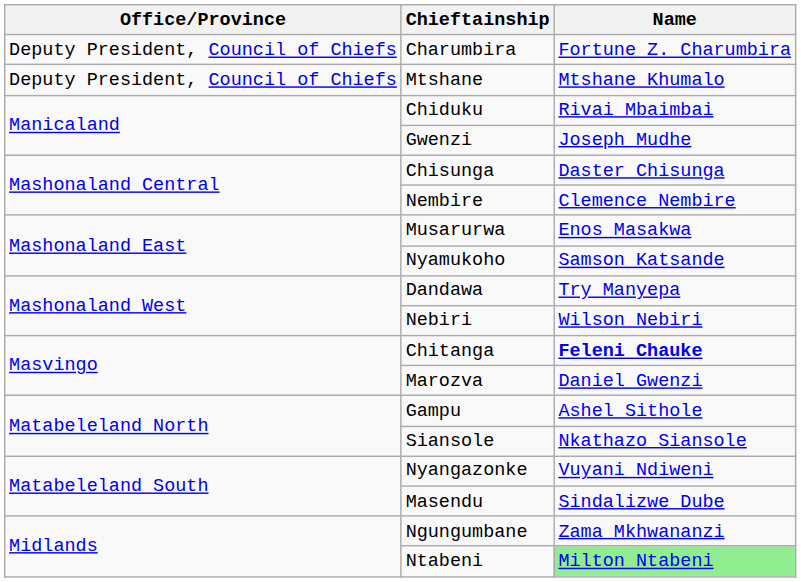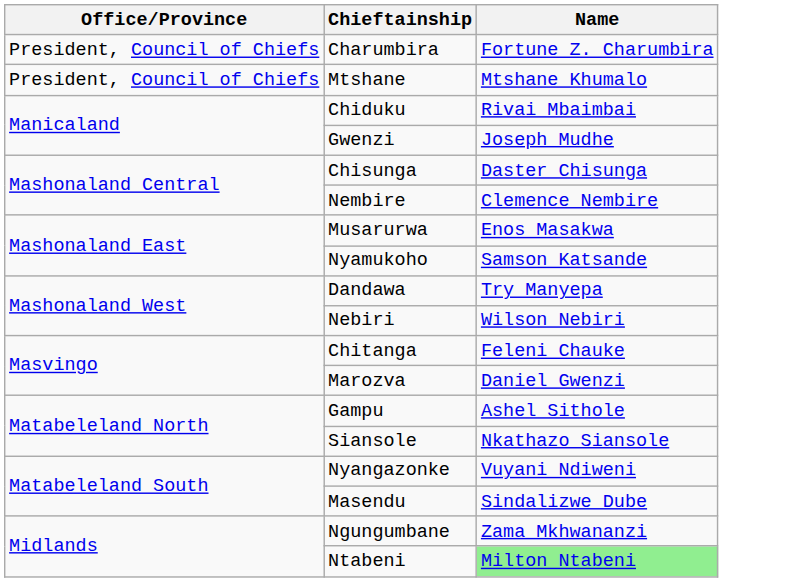(203, 50) Deputy President, Council of Chiefs -> (164, 50) President, Council of Chiefs
(203, 80) Deputy President, Council of Chiefs -> (164, 80) President, Council of Chiefs
(630, 351) bold -> (553, 351) normal
